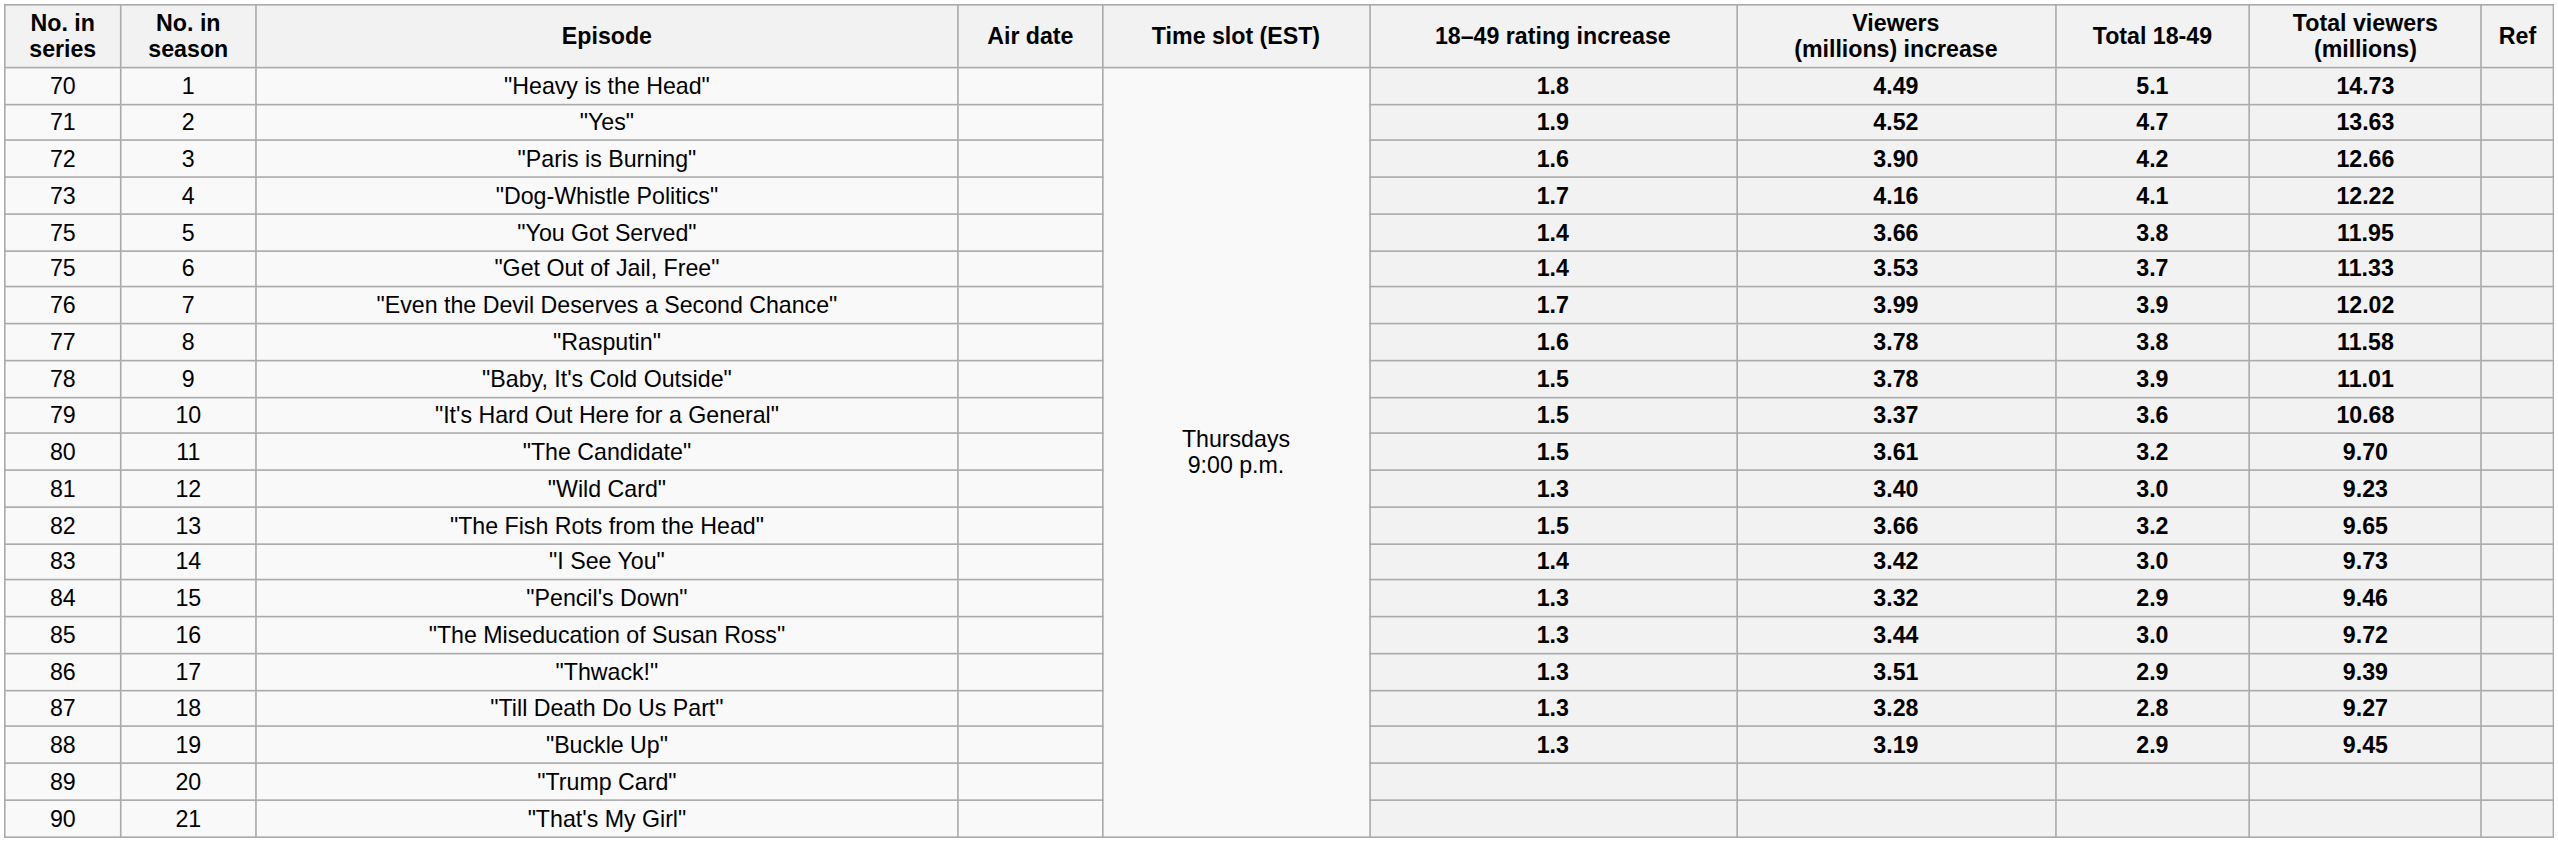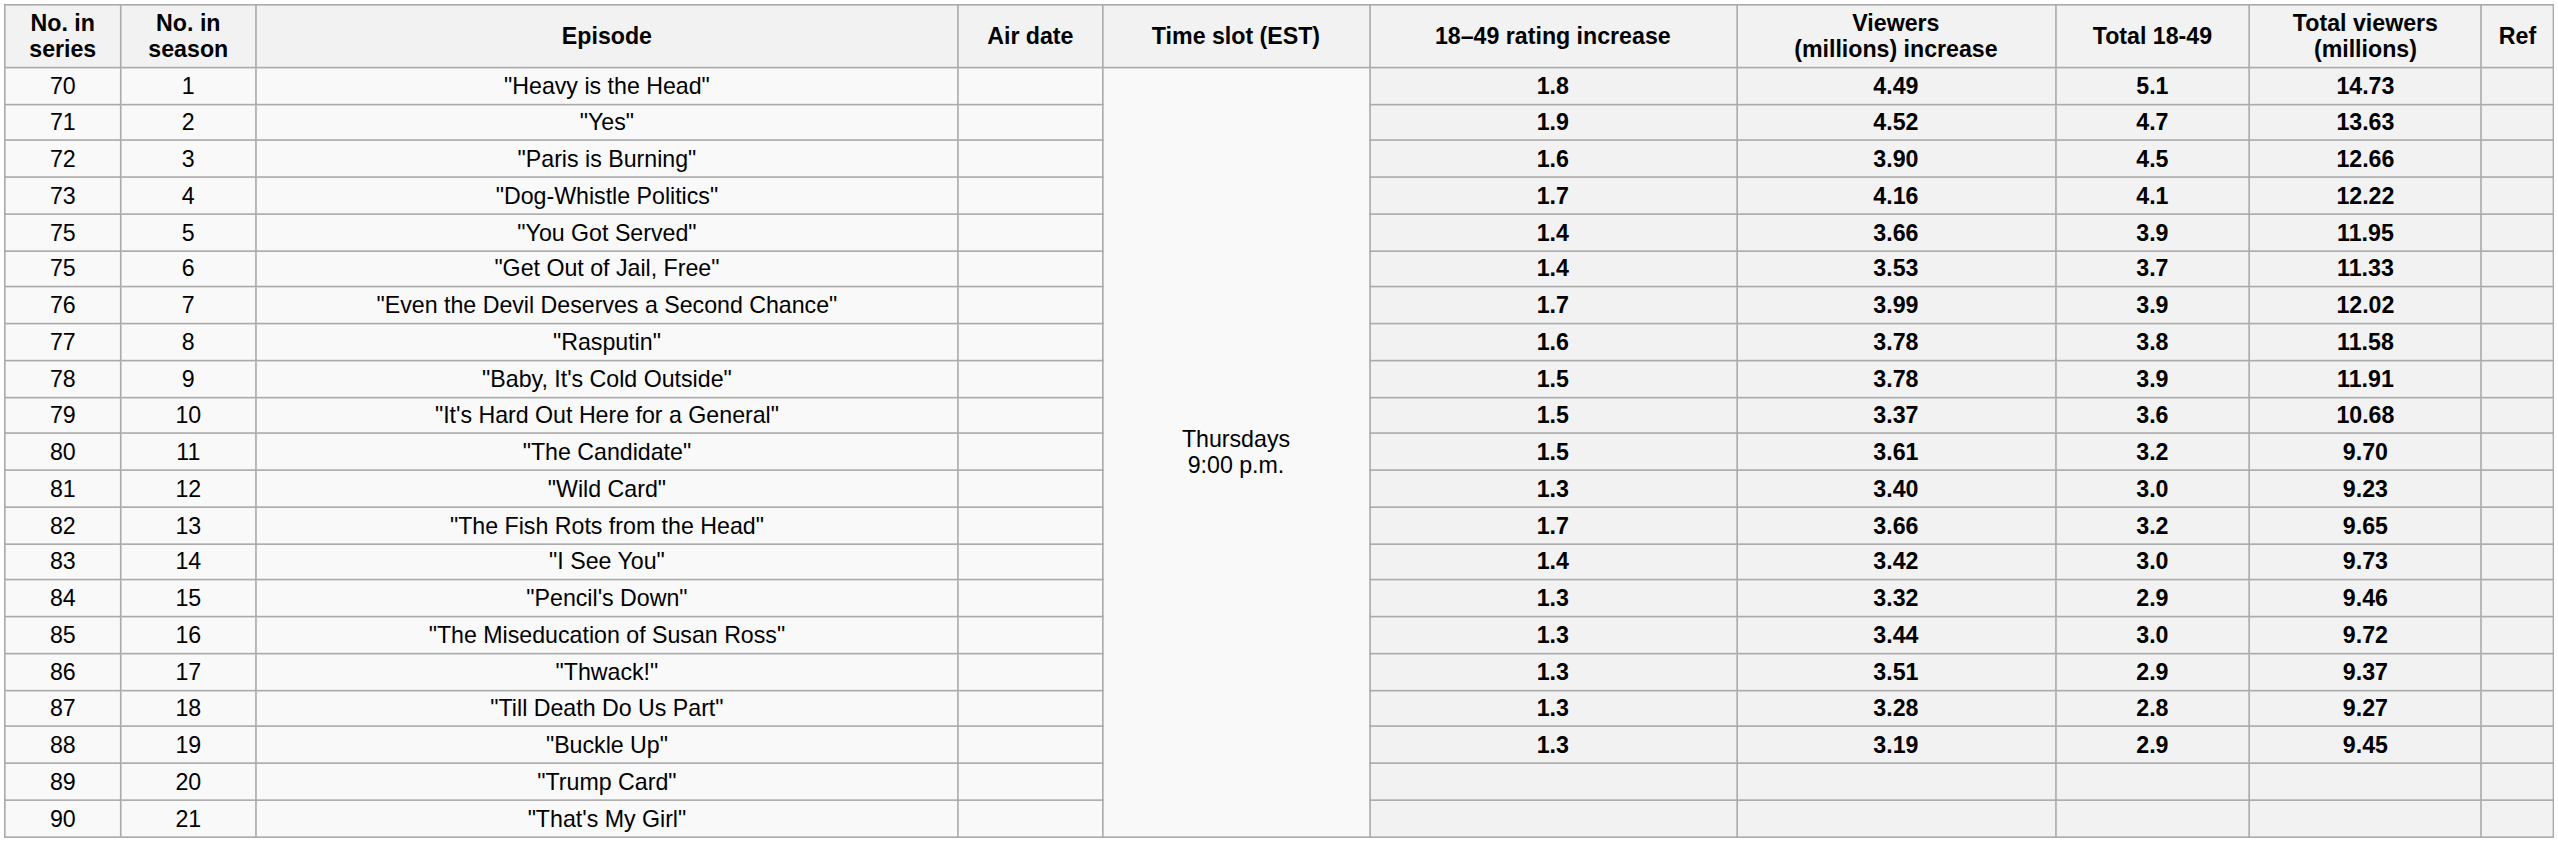(2152, 159) 4.2 -> (2152, 159) 4.5
(2152, 232) 3.8 -> (2152, 232) 3.9
(2365, 379) 11.01 -> (2365, 379) 11.91
(1553, 525) 1.5 -> (1553, 525) 1.7
(2365, 672) 9.39 -> (2365, 672) 9.37
